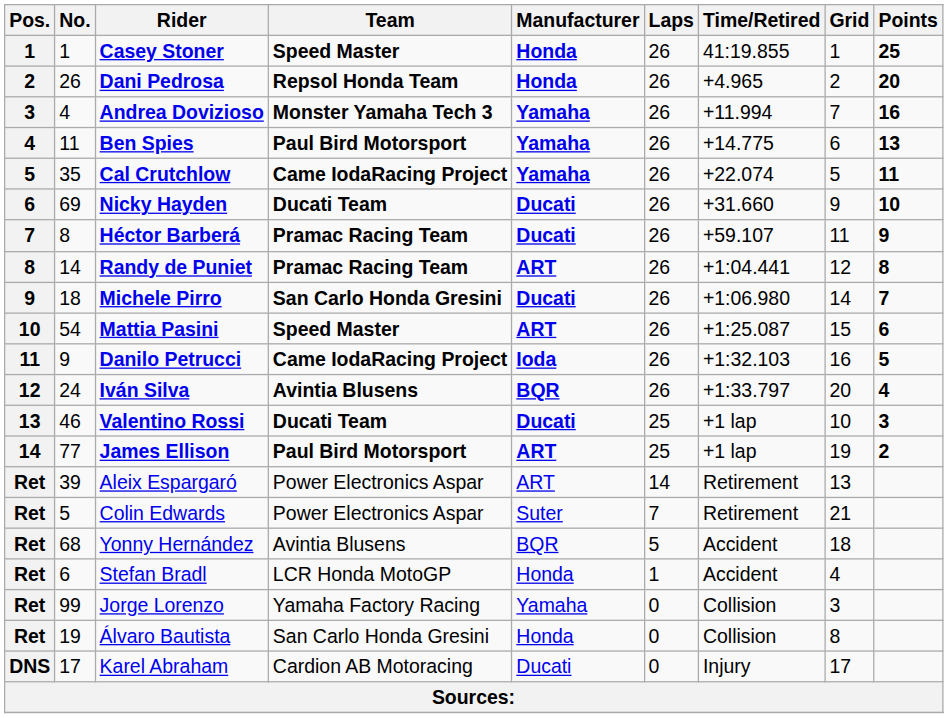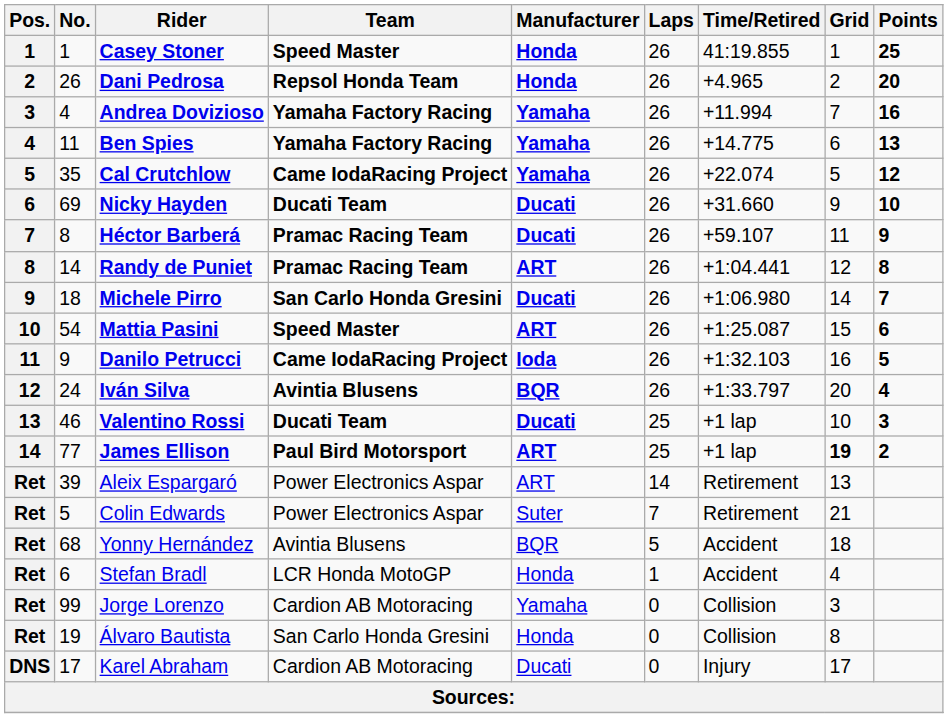(383, 113) Monster Yamaha Tech 3 -> (383, 113) Yamaha Factory Racing
(370, 143) Paul Bird Motorsport -> (383, 143) Yamaha Factory Racing
(889, 174) 11 -> (889, 174) 12
(840, 451) normal -> (840, 451) bold
(376, 605) Yamaha Factory Racing -> (373, 605) Cardion AB Motoracing
